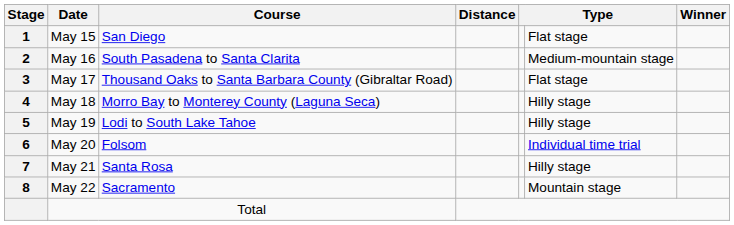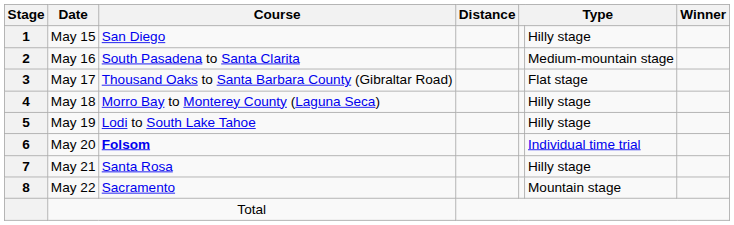(558, 36) Flat stage -> (559, 36) Hilly stage
(124, 144) normal -> (126, 144) bold
